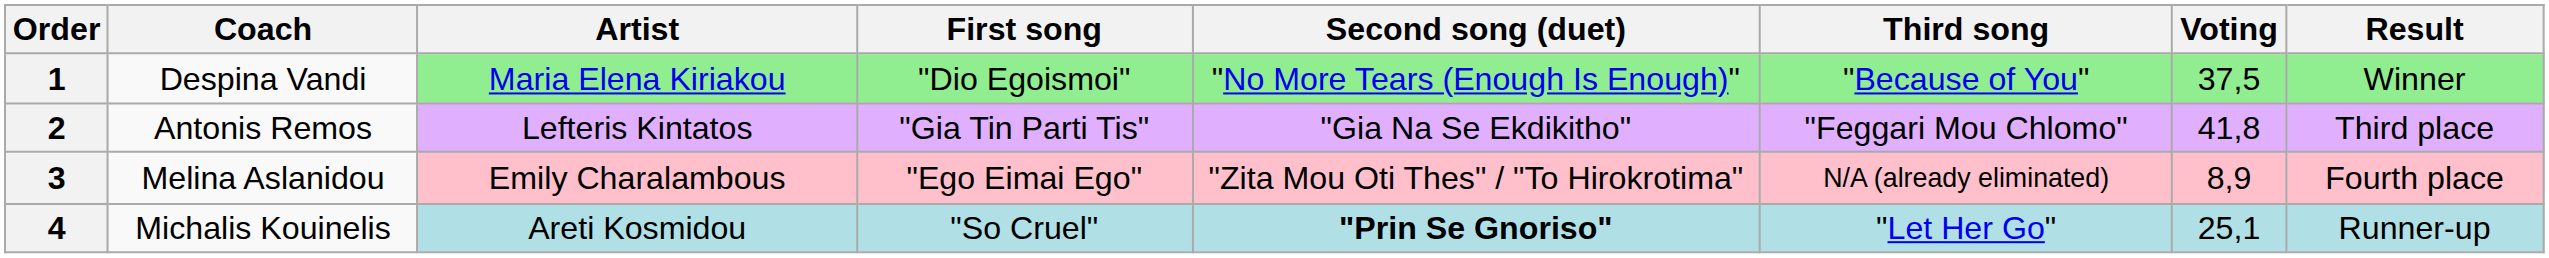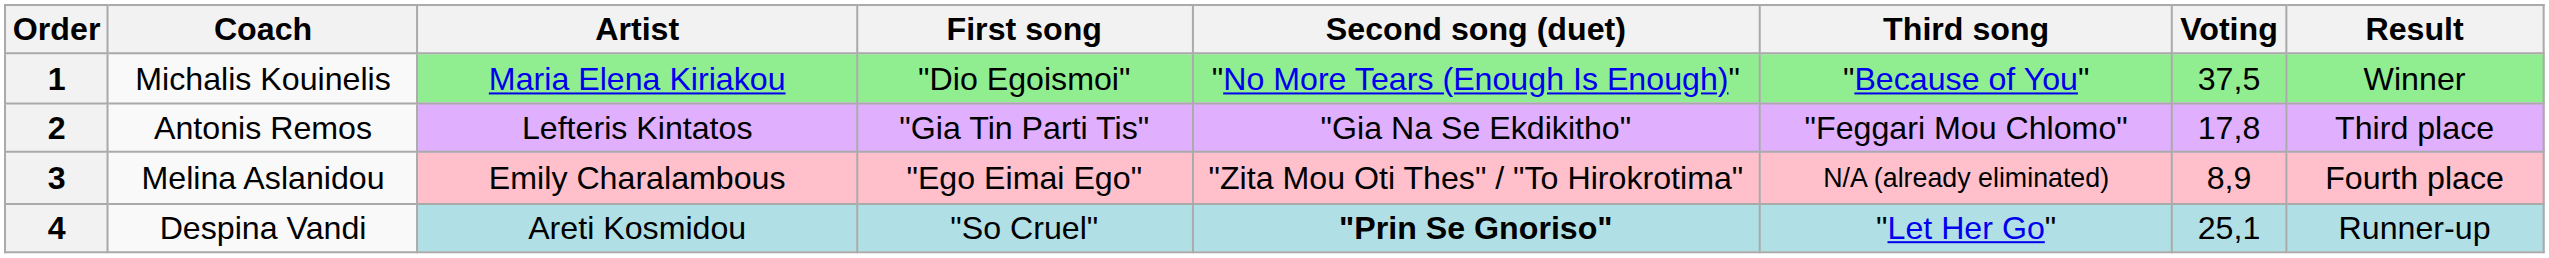(263, 78) Despina Vandi -> (263, 78) Michalis Kouinelis
(2229, 127) 41,8 -> (2229, 127) 17,8
(263, 227) Michalis Kouinelis -> (263, 227) Despina Vandi
